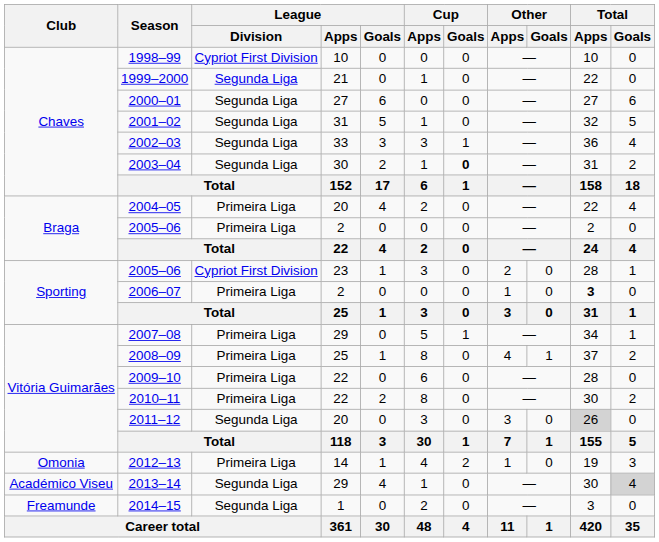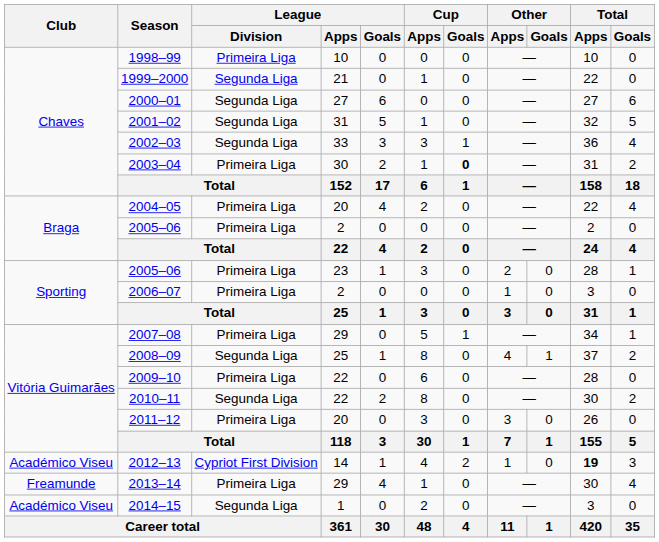(256, 57) Cypriot First Division -> (256, 57) Primeira Liga
(256, 164) Segunda Liga -> (256, 164) Primeira Liga
(256, 270) Cypriot First Division -> (256, 270) Primeira Liga
(591, 292) bold -> (591, 292) normal
(256, 356) Primeira Liga -> (256, 356) Segunda Liga
(256, 398) Primeira Liga -> (256, 398) Segunda Liga
(256, 420) Segunda Liga -> (256, 420) Primeira Liga
(591, 420) lightgrey background -> (591, 420) no background
(61, 462) Omonia -> (61, 462) Académico Viseu
(256, 462) Primeira Liga -> (256, 462) Cypriot First Division
(591, 462) normal -> (591, 462) bold
(61, 484) Académico Viseu -> (61, 484) Freamunde
(256, 484) Segunda Liga -> (256, 484) Primeira Liga
(632, 484) lightgrey background -> (632, 484) no background
(61, 505) Freamunde -> (61, 505) Académico Viseu
